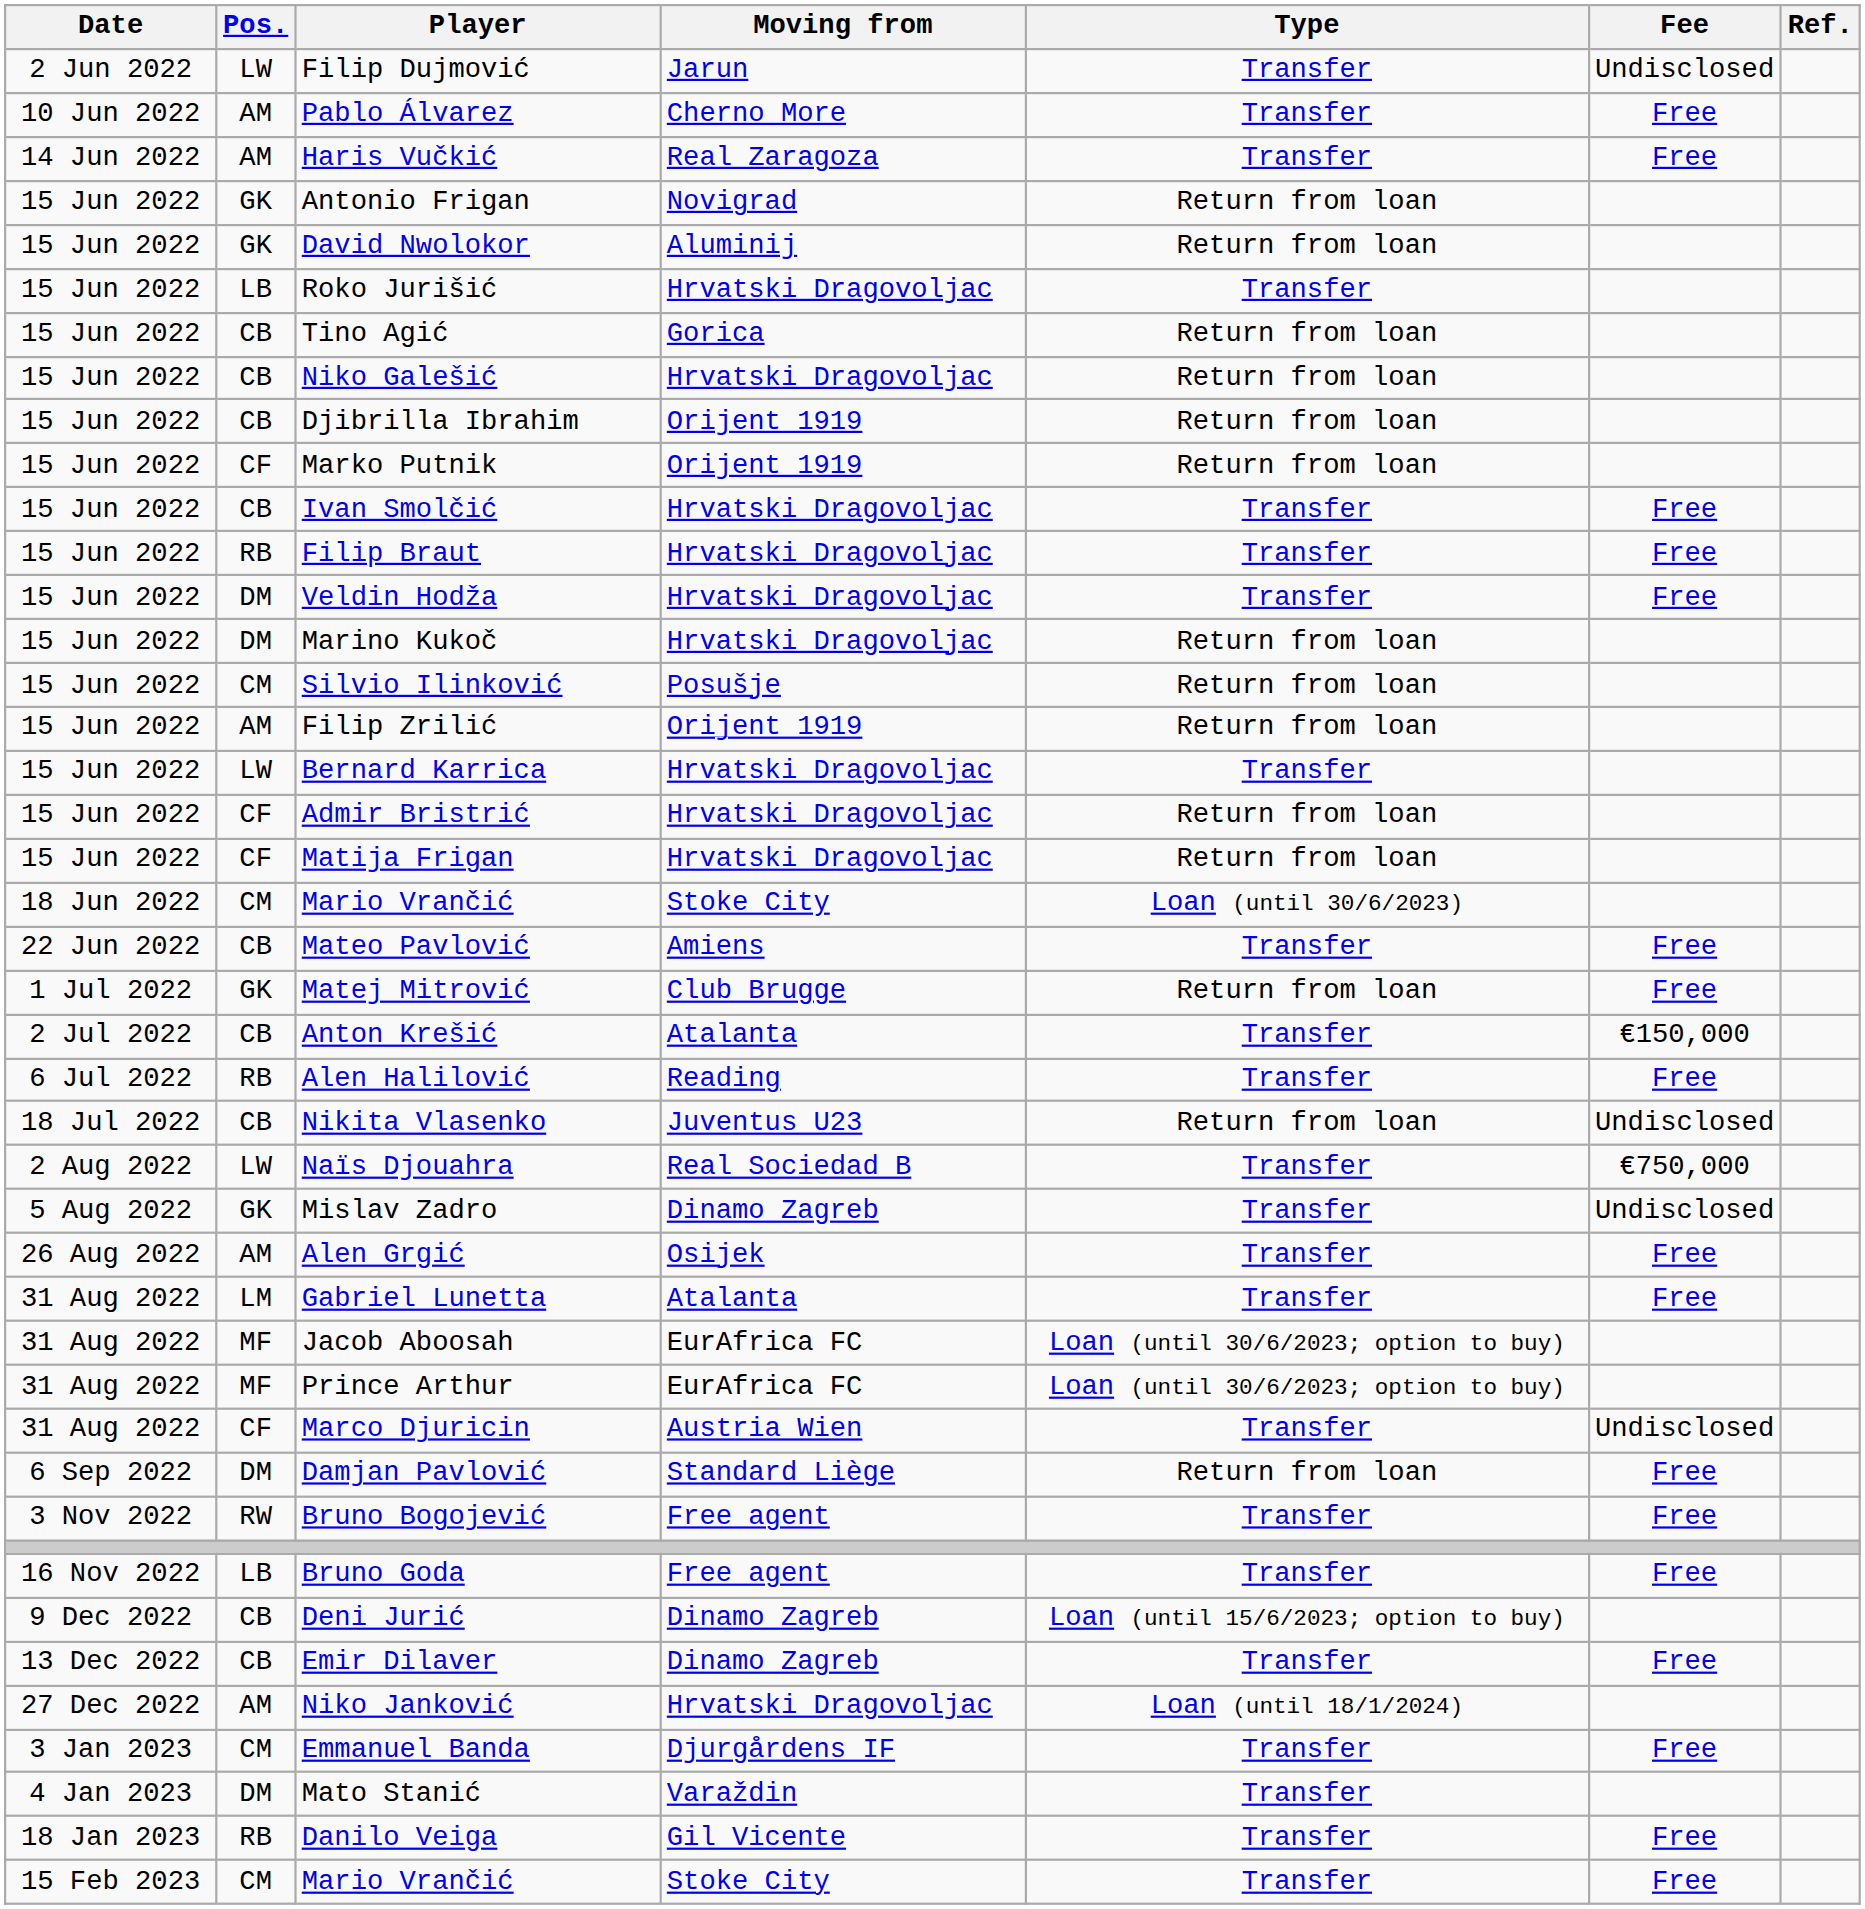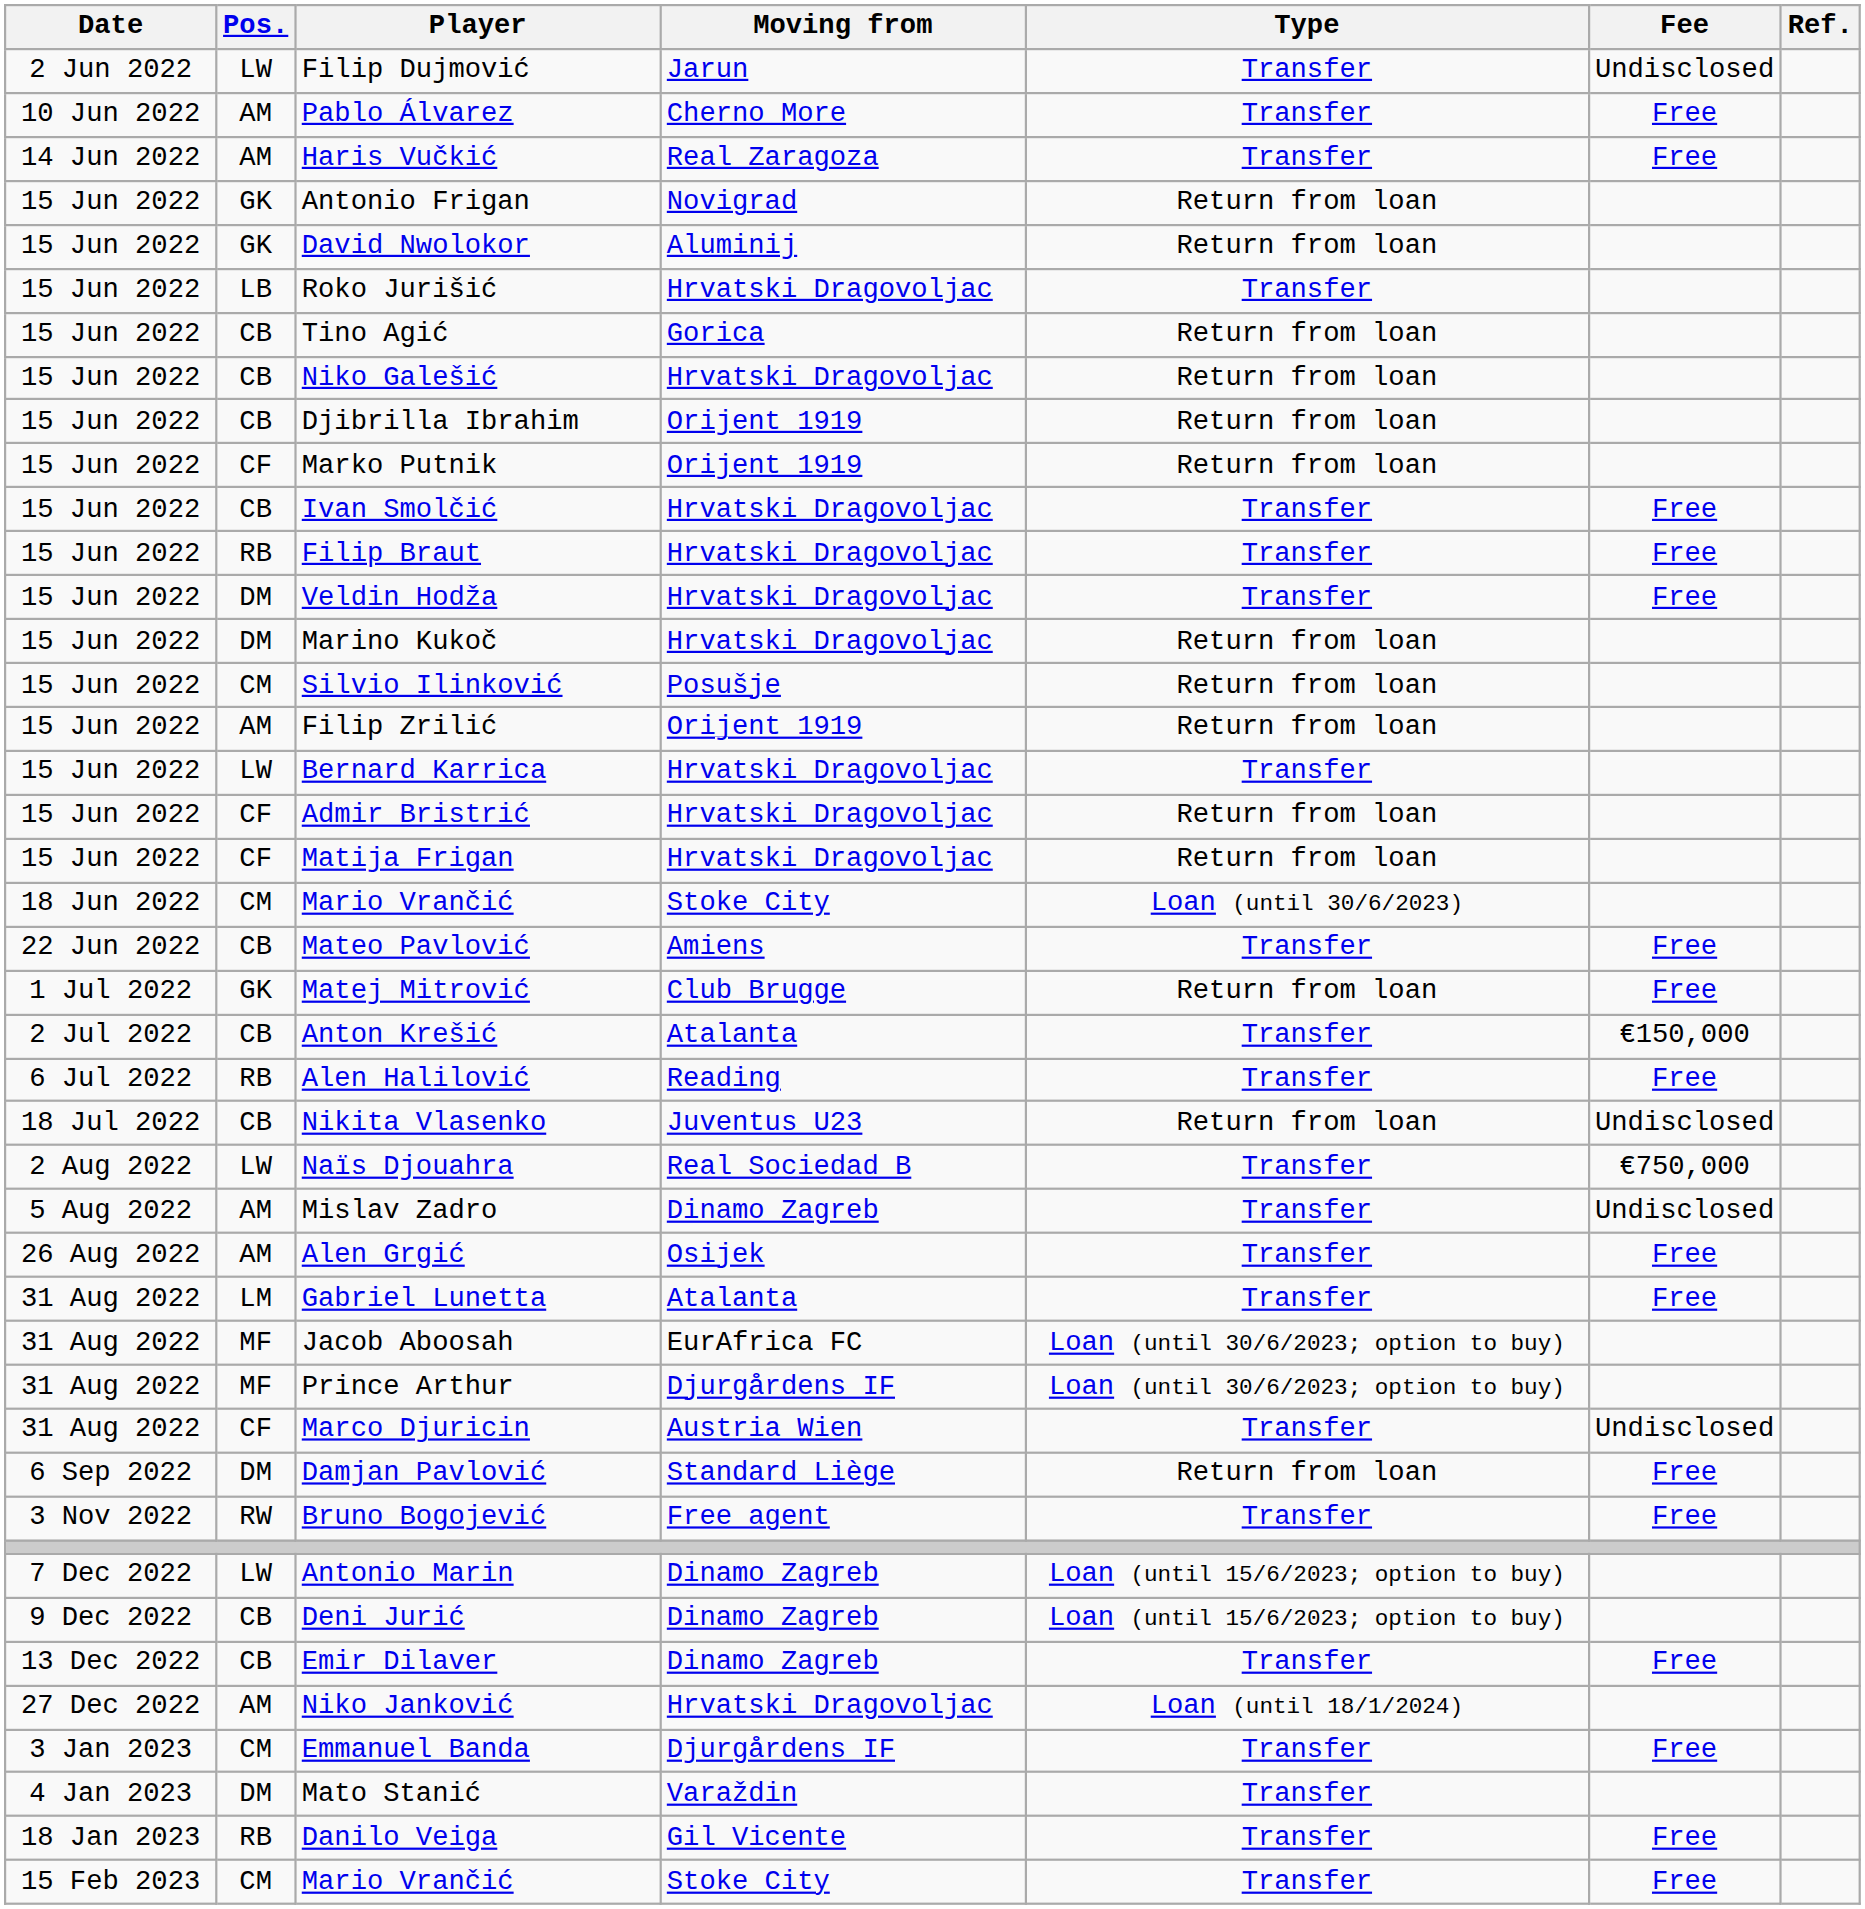(256, 1212) GK -> (256, 1212) AM
(765, 1387) EurAfrica FC -> (781, 1387) Djurgårdens IF
- row: (111, 1576)
+ row: (111, 1576)
